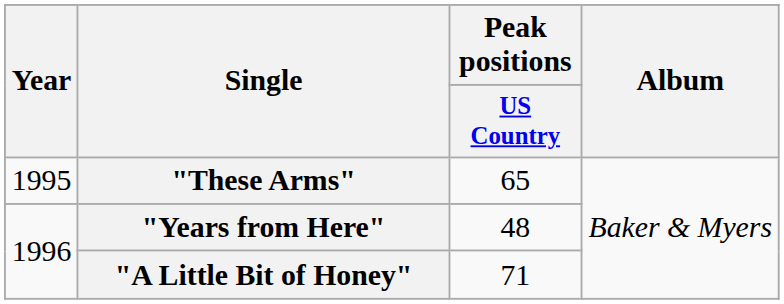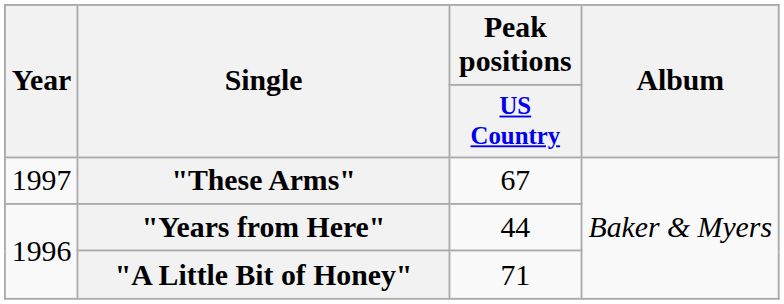(42, 180) 1995 -> (42, 180) 1997
(515, 180) 65 -> (515, 180) 67
(515, 227) 48 -> (515, 227) 44
